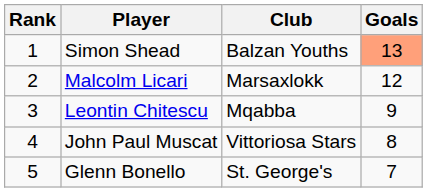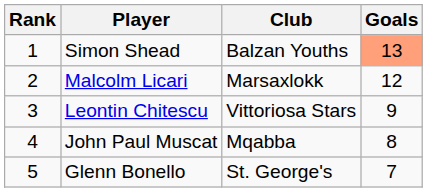(261, 111) Mqabba -> (291, 111) Vittoriosa Stars
(291, 141) Vittoriosa Stars -> (261, 141) Mqabba
